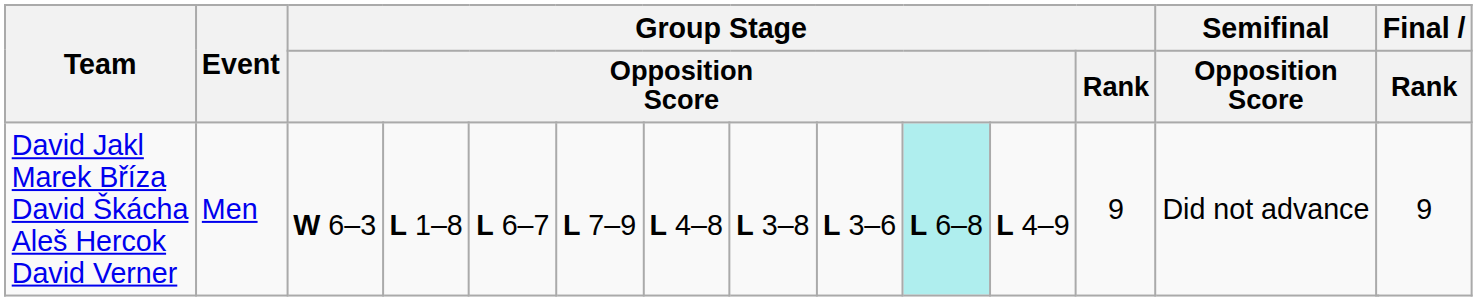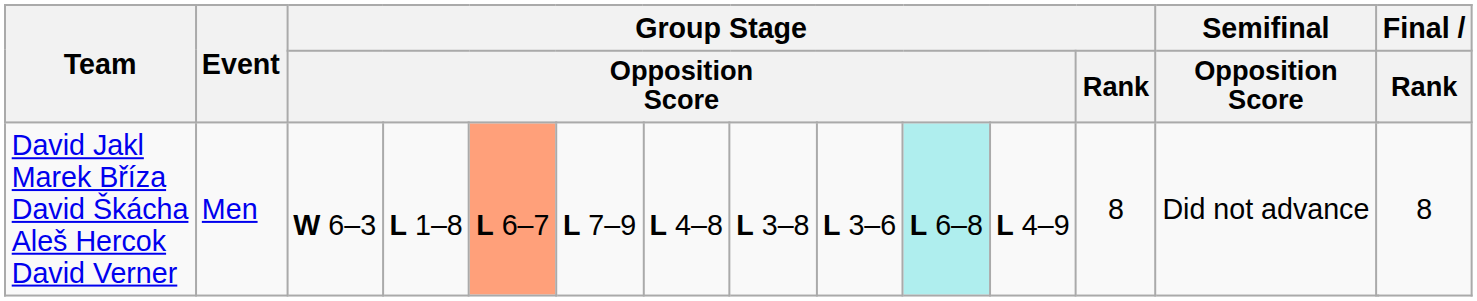(513, 225) no background -> (513, 225) lightsalmon background
(1116, 210) 9 -> (1116, 210) 8
(1424, 210) 9 -> (1424, 210) 8
